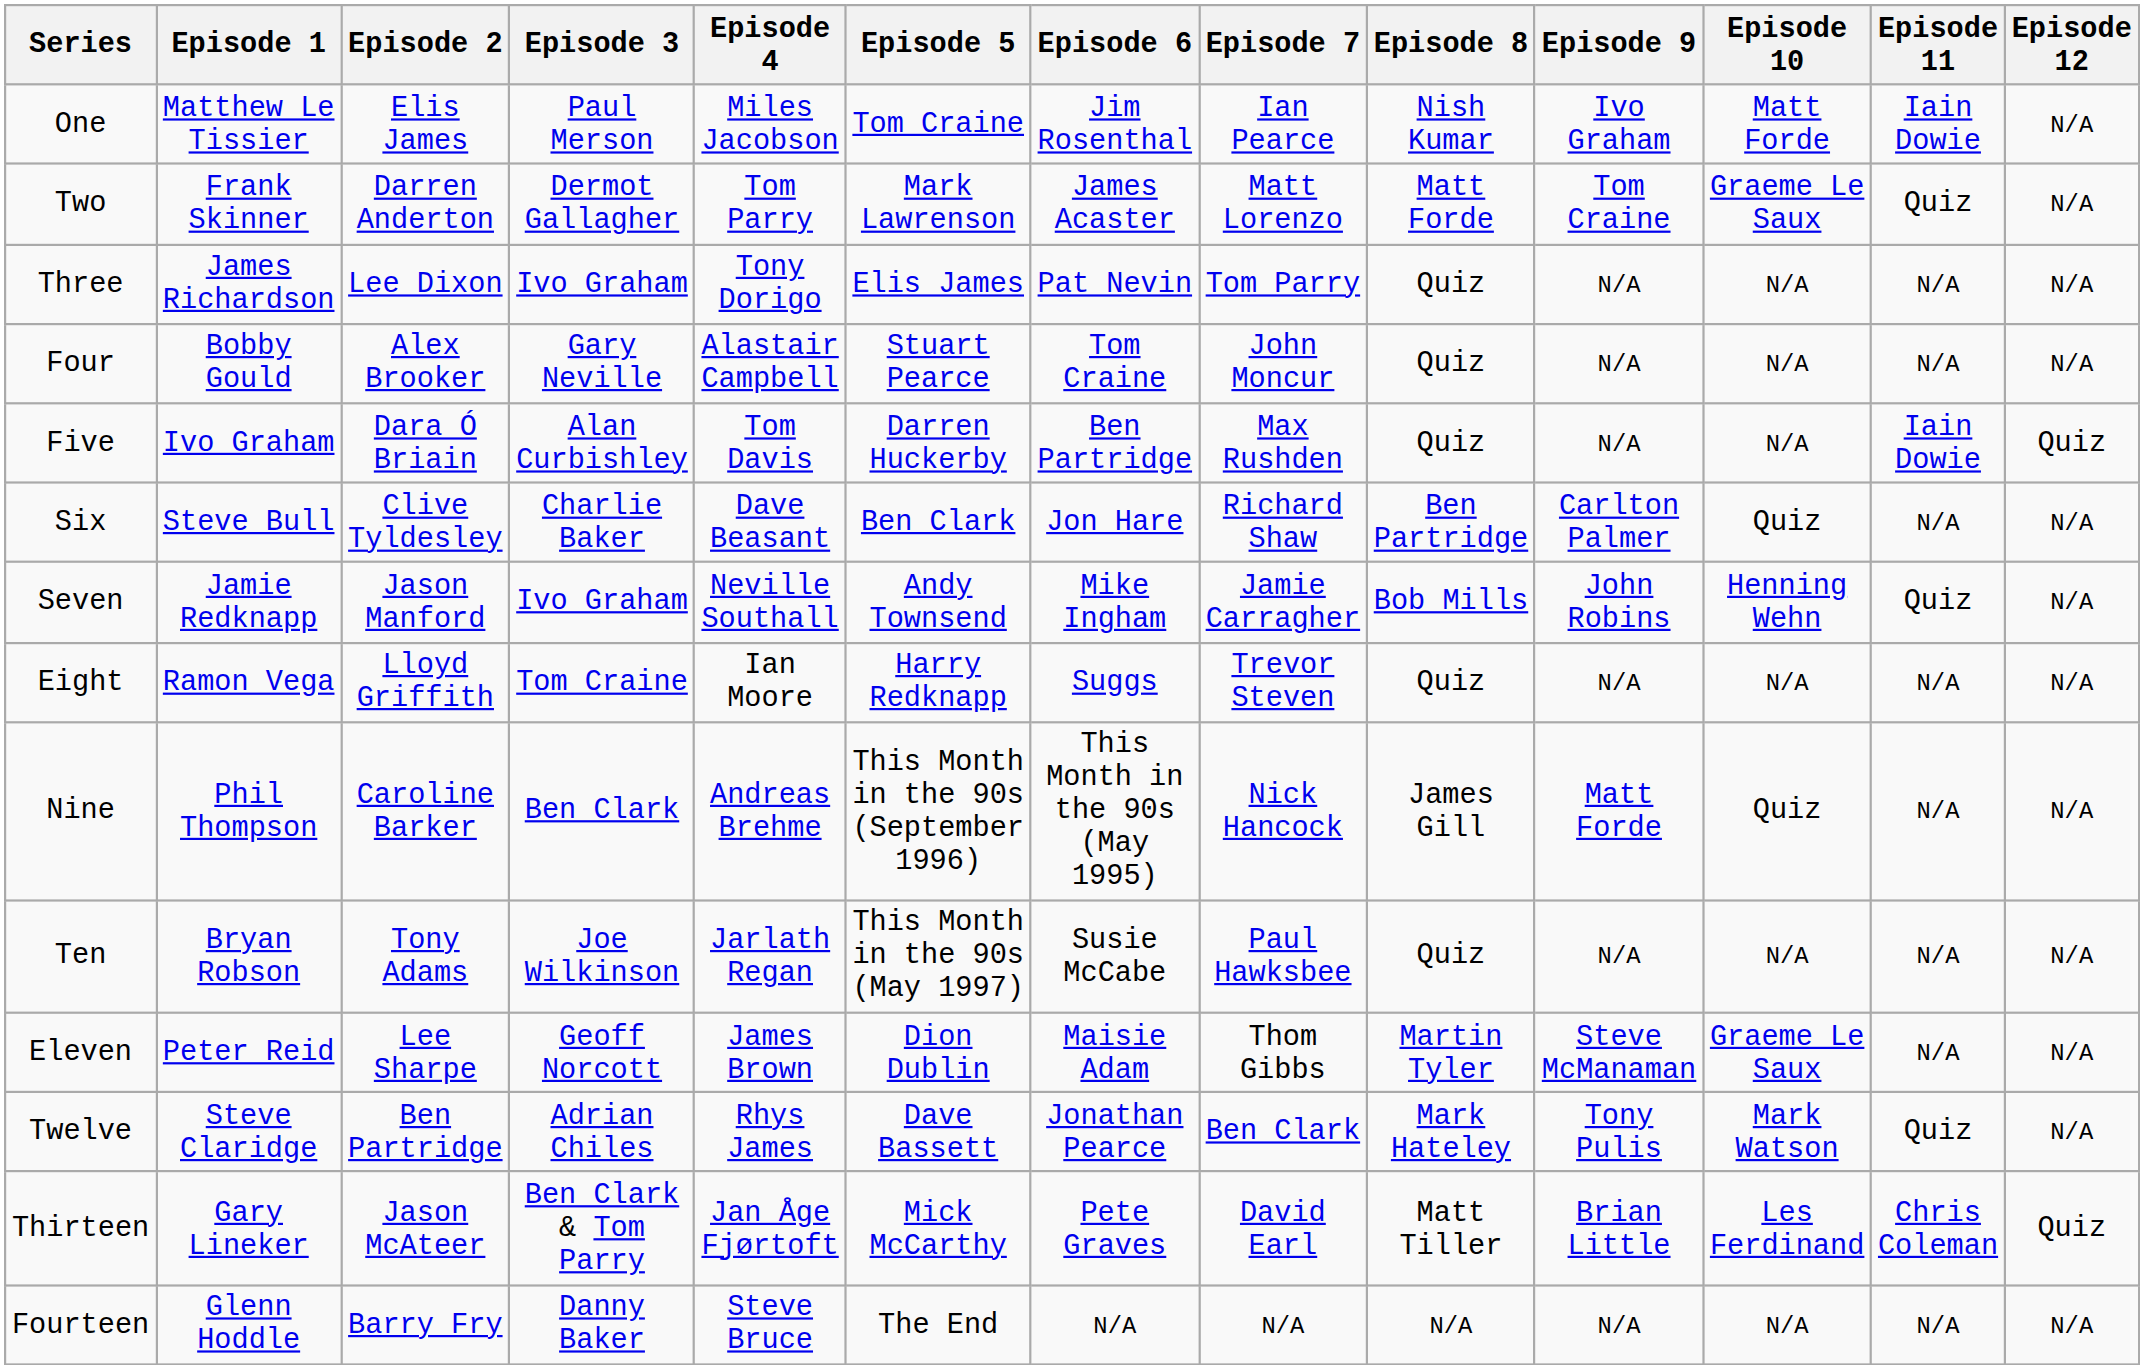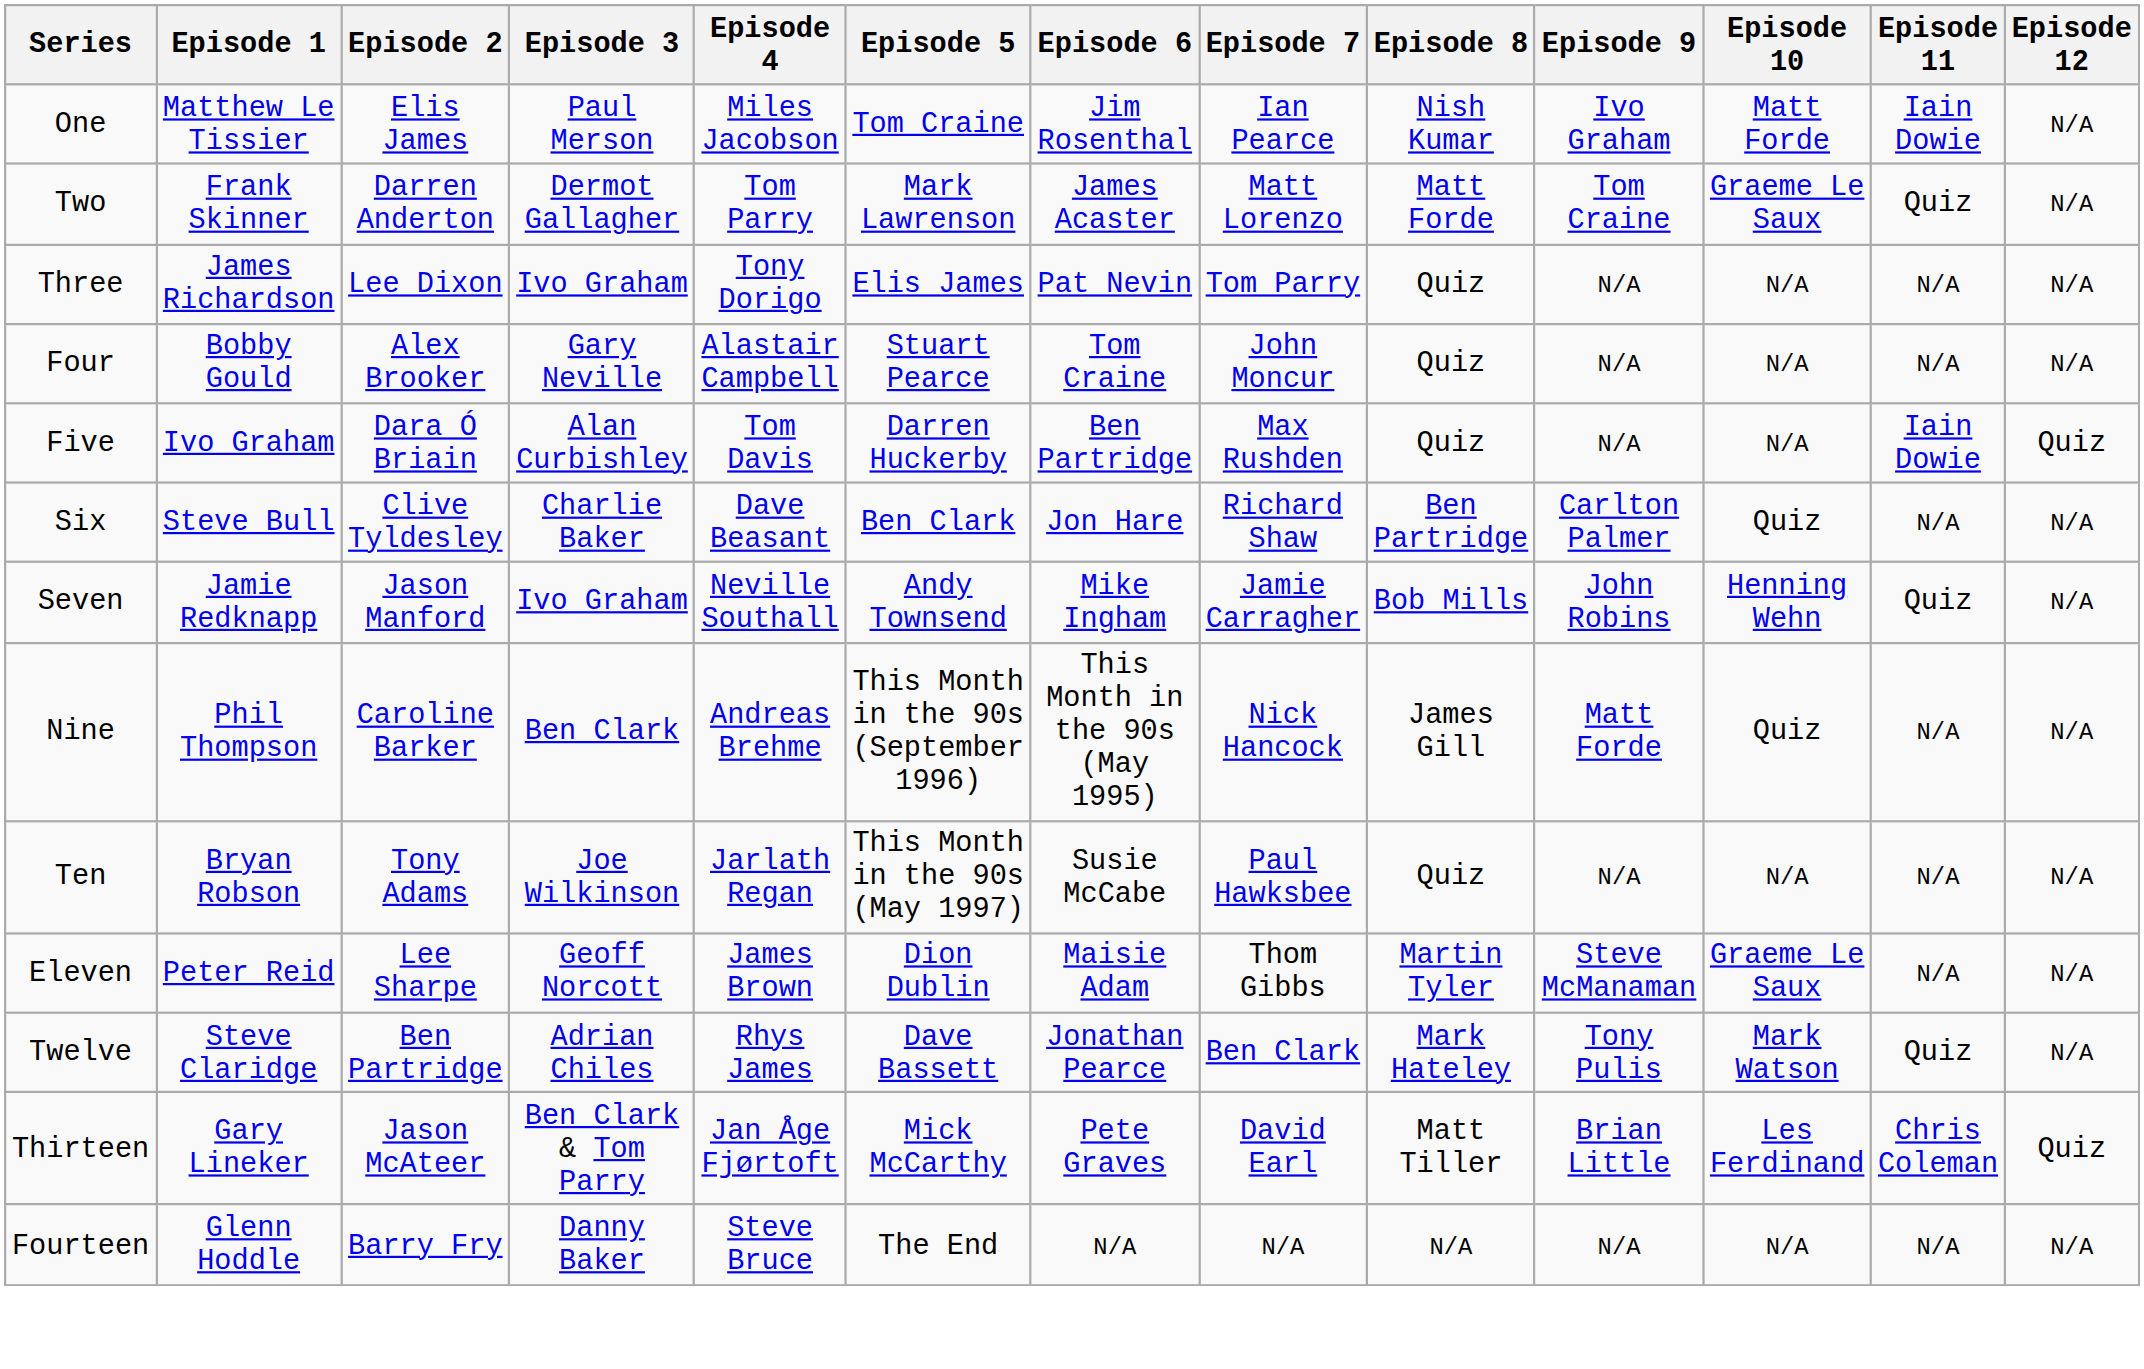- row: (81, 682)
